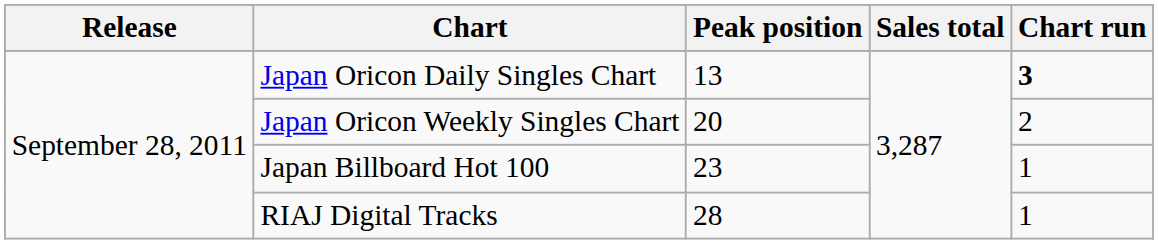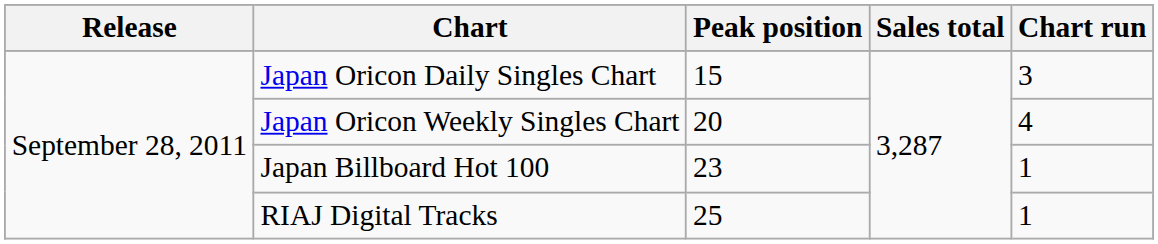(708, 74) 13 -> (708, 74) 15
(1025, 74) bold -> (1025, 74) normal
(1025, 121) 2 -> (1025, 121) 4
(708, 214) 28 -> (708, 214) 25
